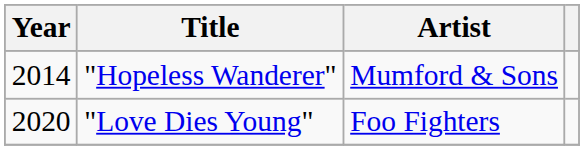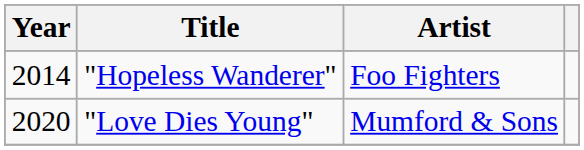(454, 74) Mumford & Sons -> (425, 74) Foo Fighters
(425, 121) Foo Fighters -> (454, 121) Mumford & Sons
